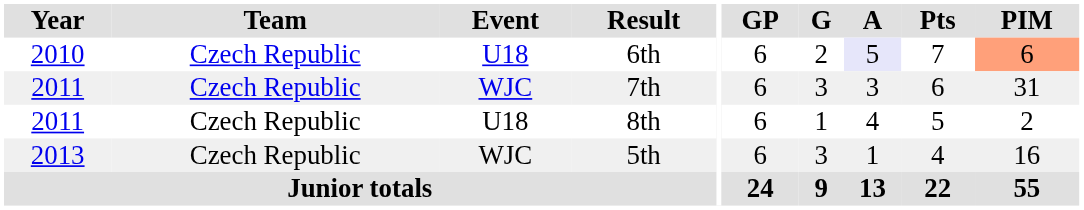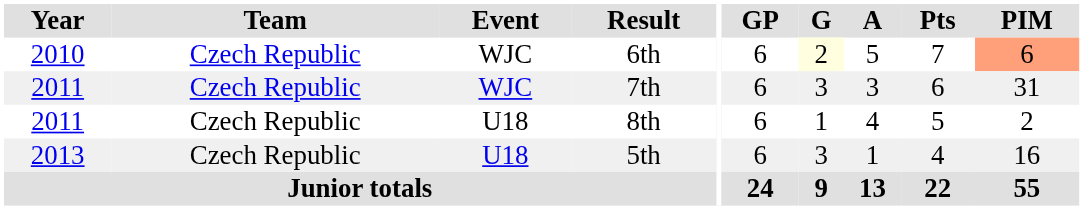(505, 54) U18 -> (505, 54) WJC
(821, 54) no background -> (821, 54) lightyellow background
(872, 54) lavender background -> (872, 54) no background
(505, 154) WJC -> (505, 154) U18
